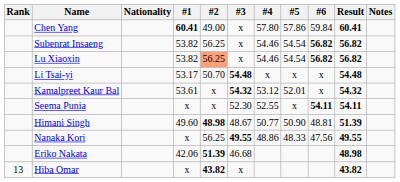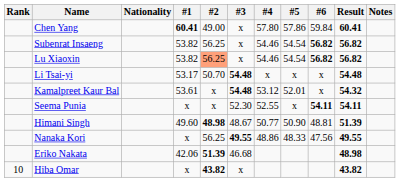(241, 91) 54.32 -> (241, 91) 54.48
(18, 169) 13 -> (18, 169) 10
